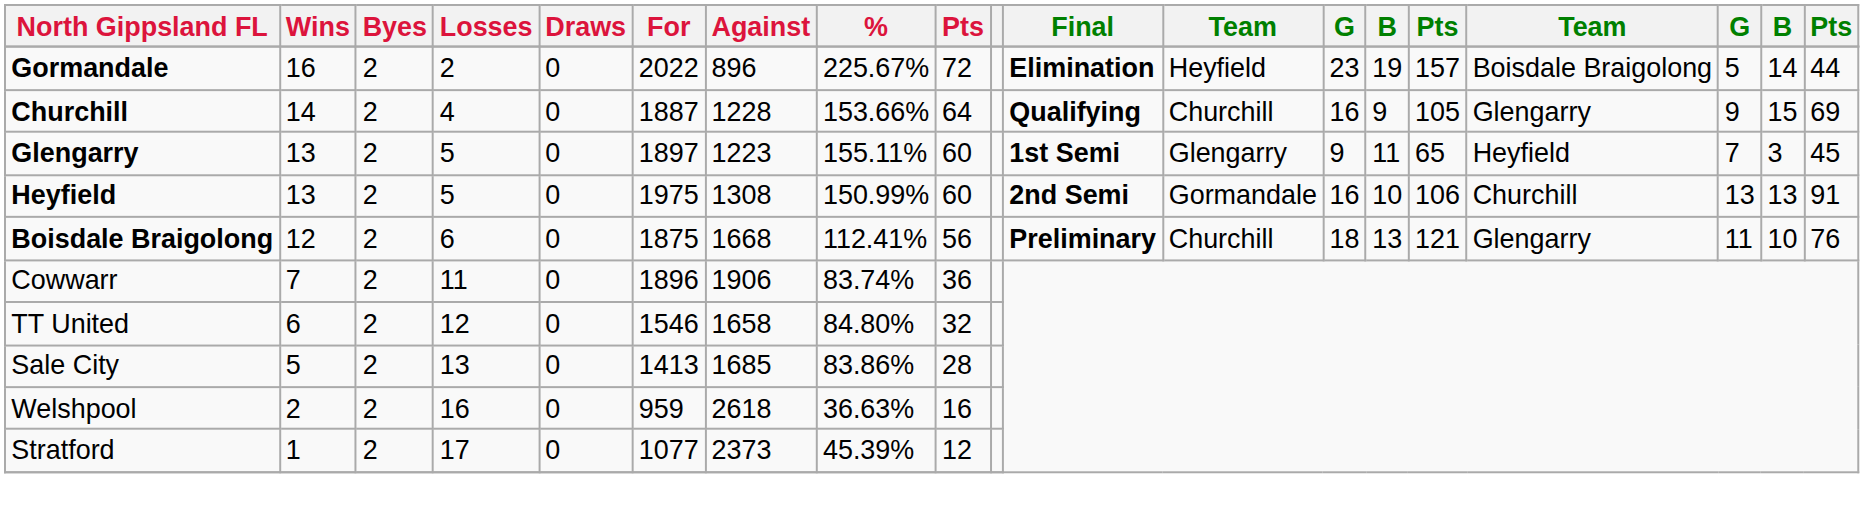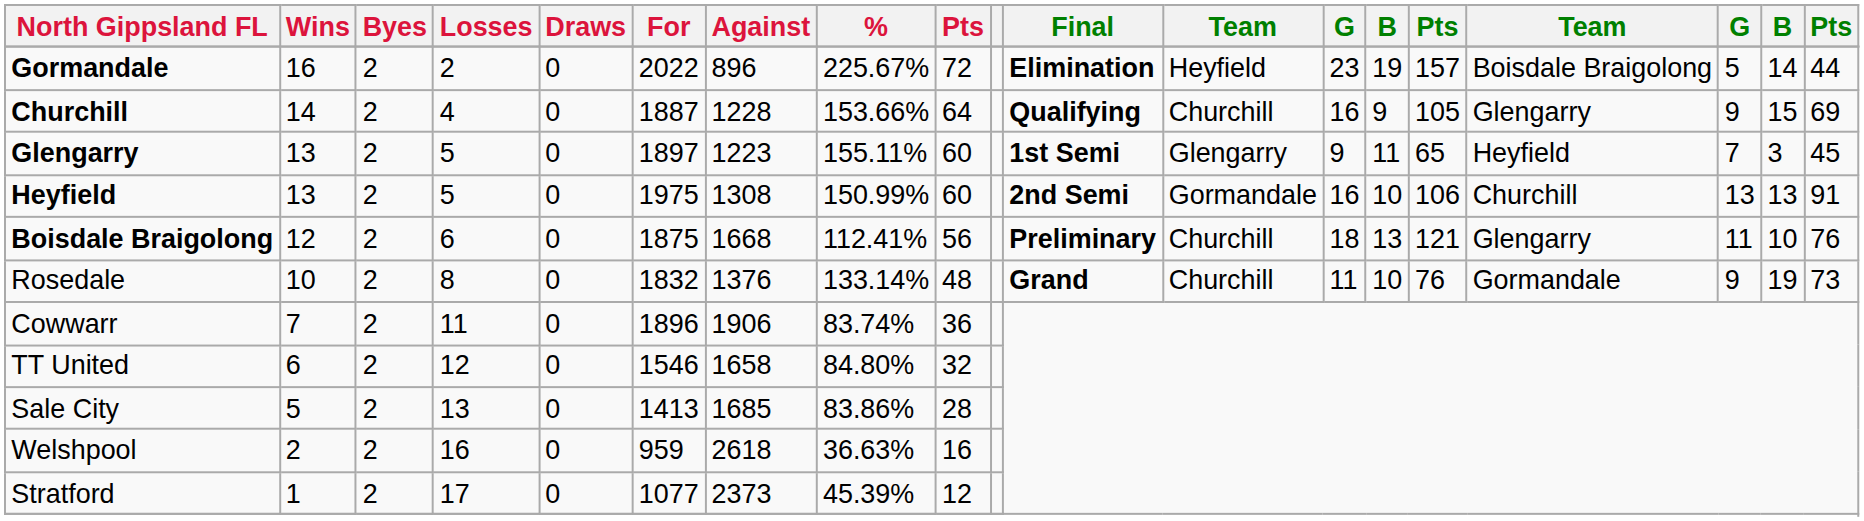+ row: (68, 280)
